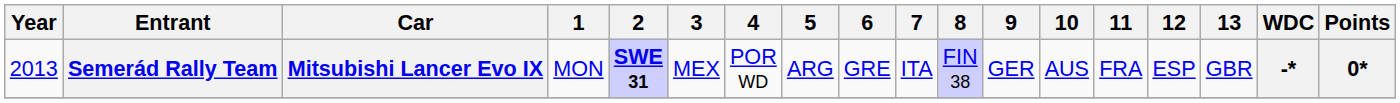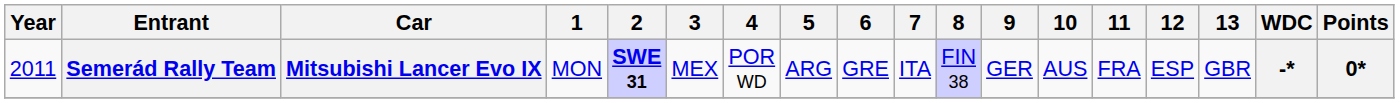(34, 68) 2013 -> (33, 68) 2011
